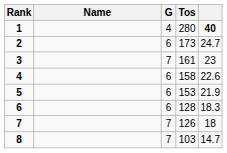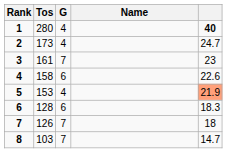columns swapped: (97, 13) <-> (187, 13)
(169, 45) 6 -> (63, 45) 4
(169, 92) 6 -> (63, 92) 4
(210, 92) no background -> (210, 92) lightsalmon background
